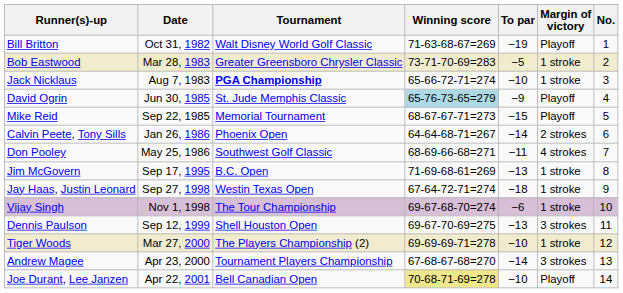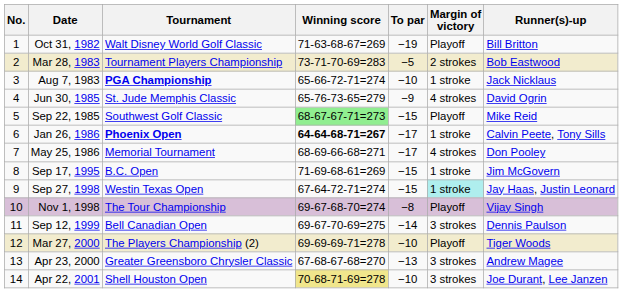columns swapped: (606, 20) <-> (71, 20)
(309, 62) Greater Greensboro Chrysler Classic -> (194, 62) Tournament Players Championship
(560, 62) 1 stroke -> (453, 62) 2 strokes
(452, 99) lightblue background -> (342, 99) no background
(557, 99) Playoff -> (453, 99) 4 strokes
(270, 117) Memorial Tournament -> (164, 117) Southwest Golf Classic
(452, 117) no background -> (342, 117) lightgreen background
(251, 135) normal -> (143, 135) bold
(452, 135) normal -> (342, 135) bold
(518, 135) −14 -> (408, 135) −17
(563, 135) 2 strokes -> (450, 135) 1 stroke
(274, 153) Southwest Golf Classic -> (160, 153) Memorial Tournament
(518, 153) −11 -> (408, 153) −17
(518, 171) −13 -> (408, 171) −15
(518, 189) −18 -> (408, 189) −15
(560, 189) no background -> (450, 189) paleturquoise background
(518, 207) −6 -> (408, 207) −8
(560, 207) 1 stroke -> (447, 207) Playoff
(266, 225) Shell Houston Open -> (156, 225) Bell Canadian Open
(518, 225) −13 -> (408, 225) −14
(560, 243) 1 stroke -> (447, 243) Playoff
(304, 261) Tournament Players Championship -> (199, 261) Greater Greensboro Chrysler Classic
(518, 261) −14 -> (408, 261) −13
(266, 279) Bell Canadian Open -> (156, 279) Shell Houston Open
(557, 279) Playoff -> (453, 279) 3 strokes
